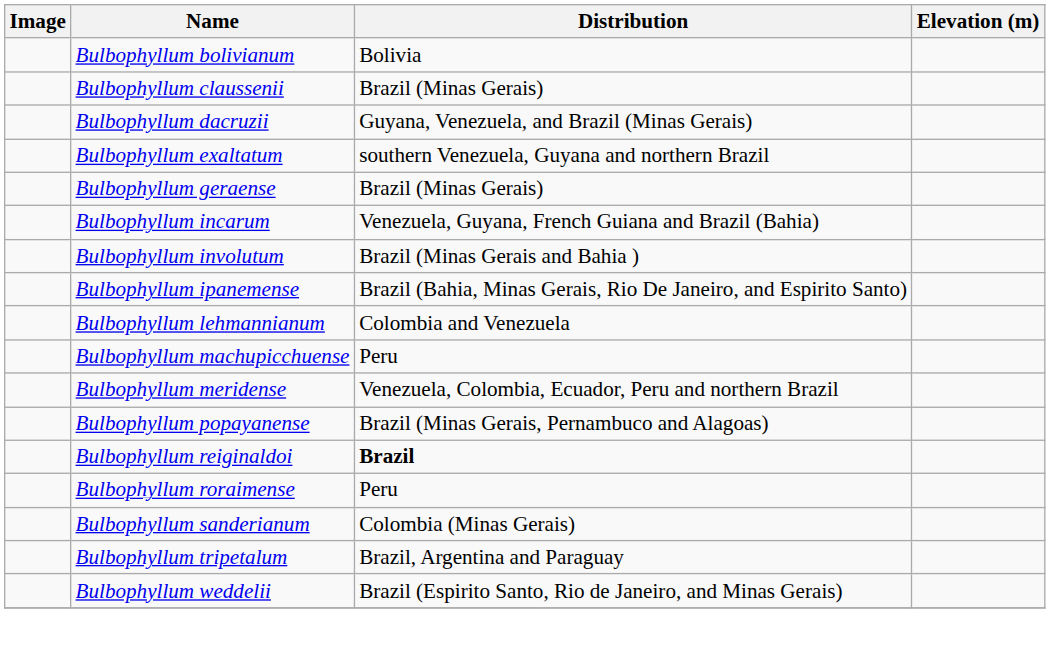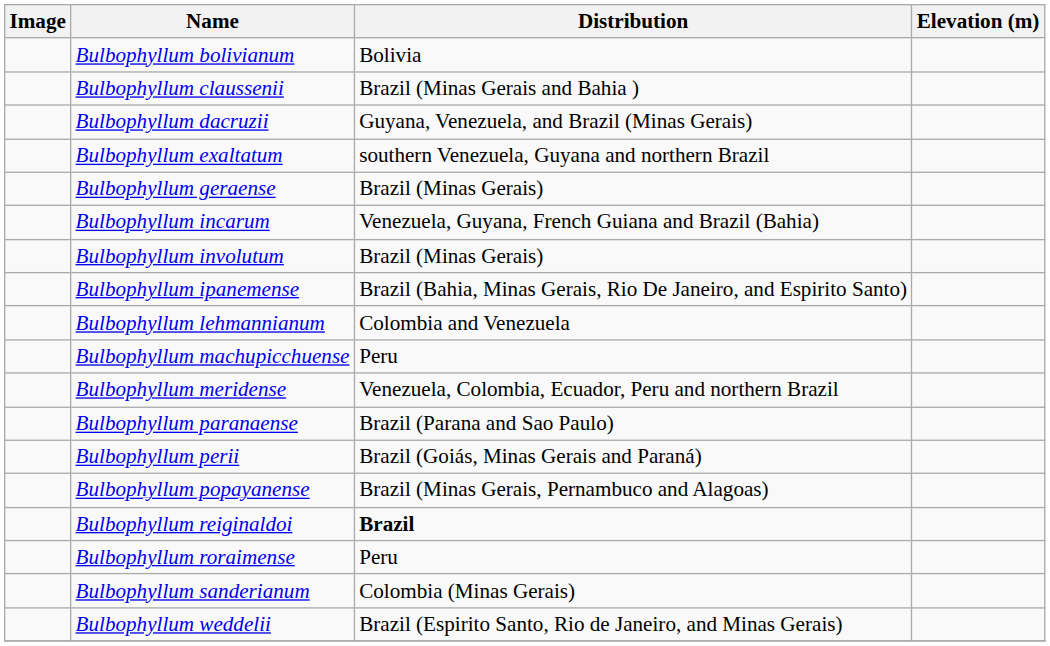(451, 88) Brazil (Minas Gerais) -> (499, 88) Brazil (Minas Gerais and Bahia )
(499, 255) Brazil (Minas Gerais and Bahia ) -> (451, 255) Brazil (Minas Gerais)
+ row: (187, 423)
+ row: (157, 456)
- row: (181, 557)
